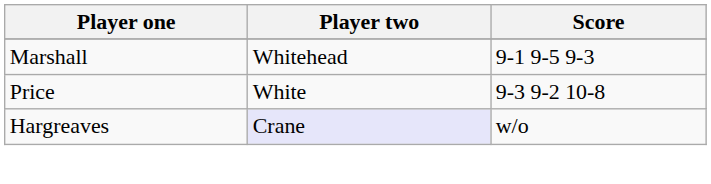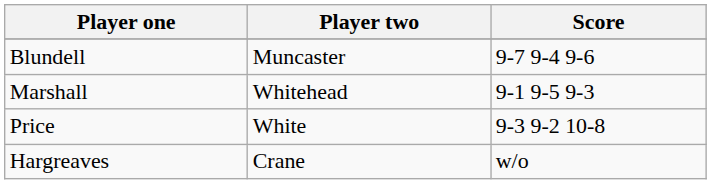+ row: (47, 56)
(279, 126) lavender background -> (279, 160) no background
